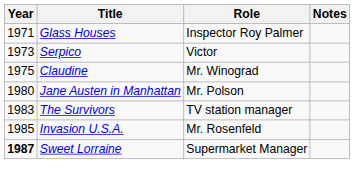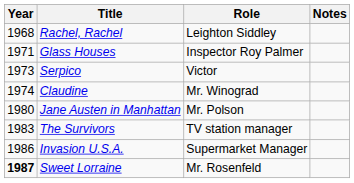+ row: (81, 33)
(21, 71) 1975 -> (21, 91) 1974
(21, 129) 1985 -> (21, 149) 1986
(224, 129) Mr. Rosenfeld -> (247, 149) Supermarket Manager
(247, 149) Supermarket Manager -> (224, 168) Mr. Rosenfeld
